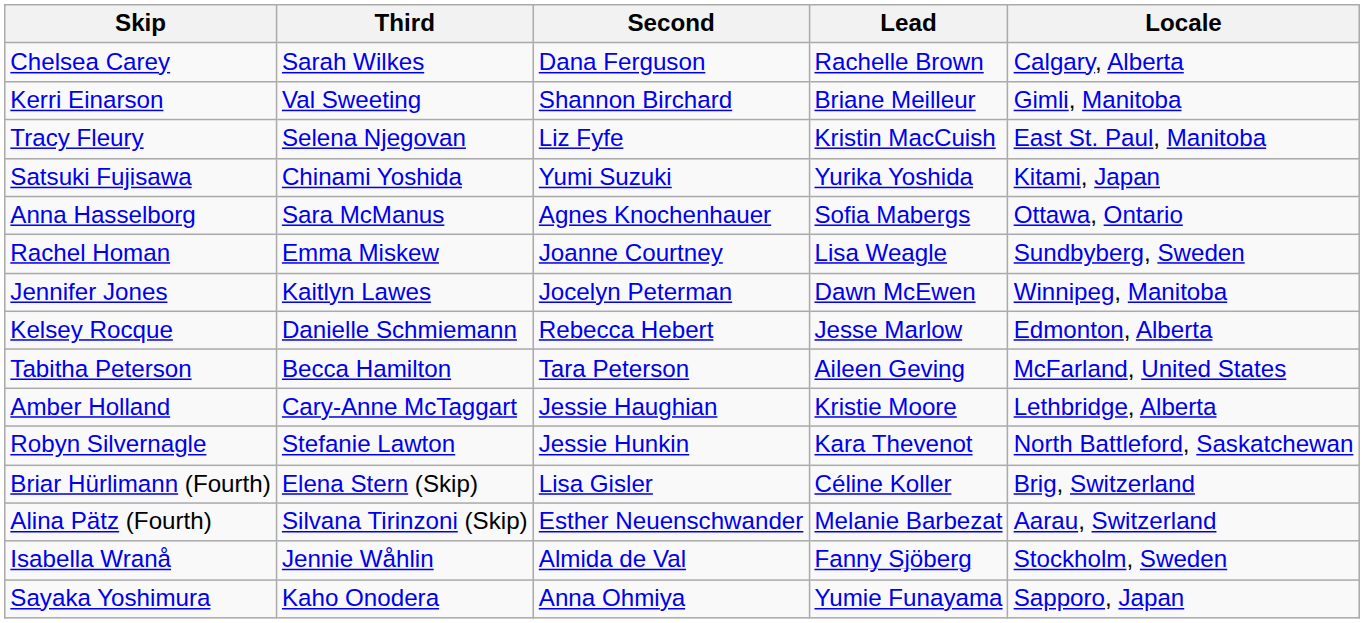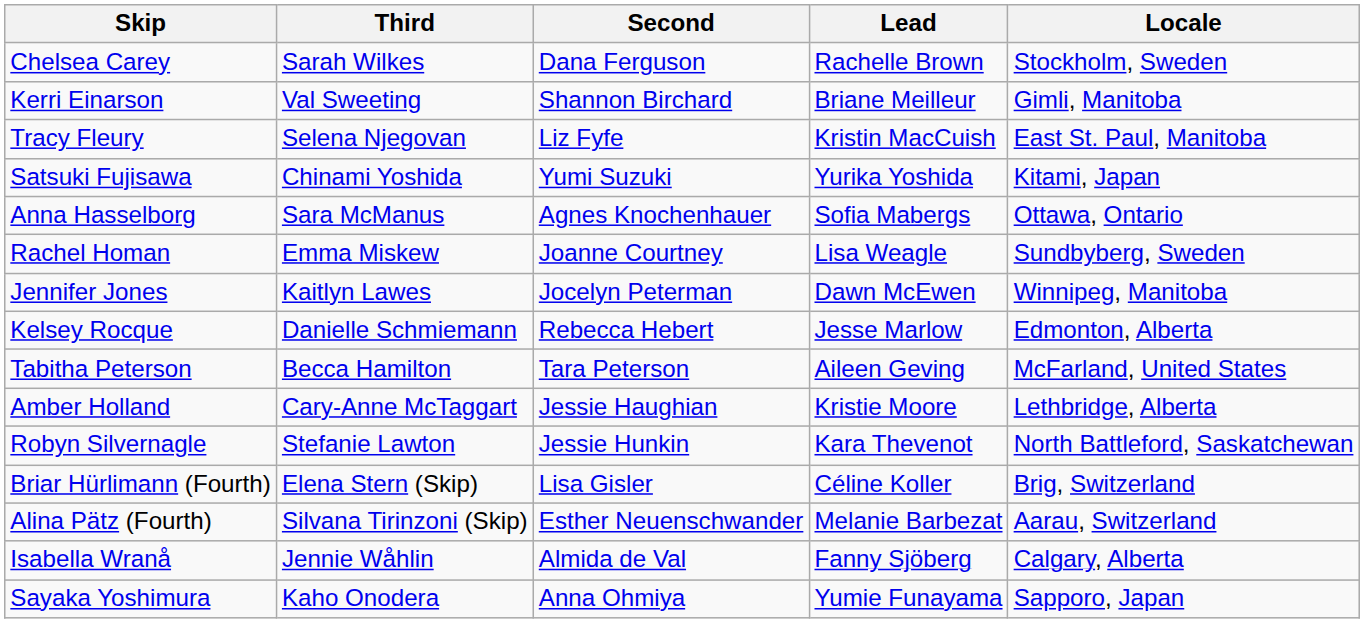(1099, 61) Calgary, Alberta -> (1120, 61) Stockholm, Sweden
(1120, 560) Stockholm, Sweden -> (1099, 560) Calgary, Alberta
